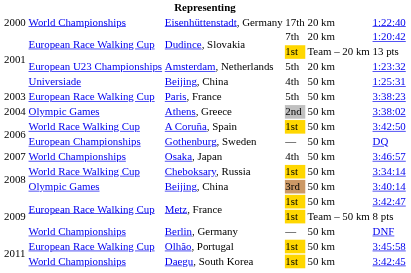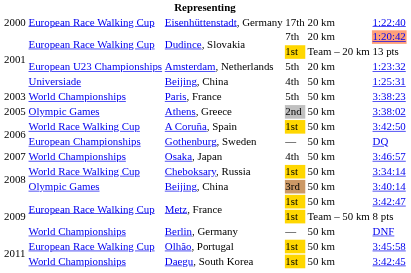(77, 22) World Championships -> (92, 22) European Race Walking Cup
(389, 37) no background -> (389, 37) lightsalmon background
(92, 97) European Race Walking Cup -> (77, 97) World Championships
(15, 112) 2004 -> (15, 112) 2005
